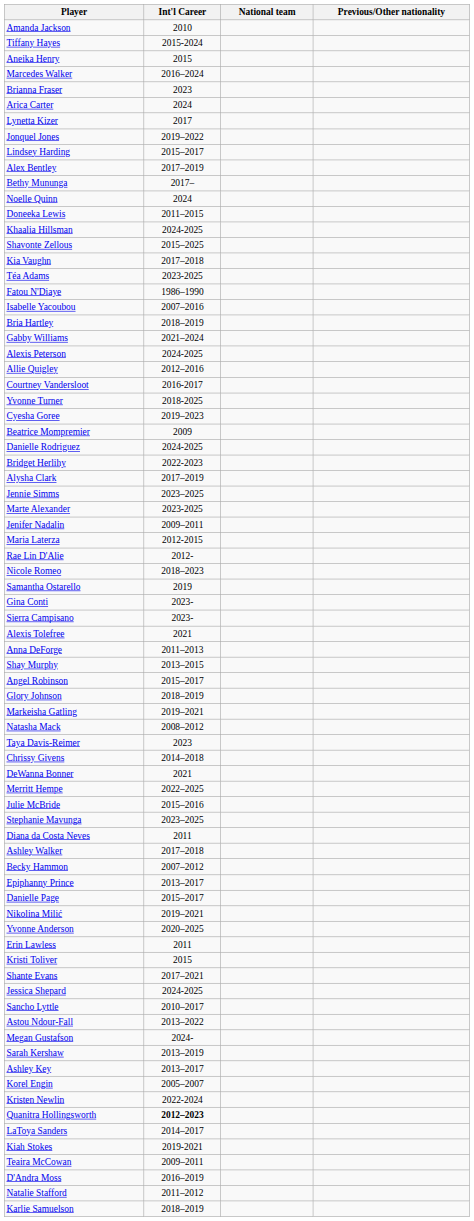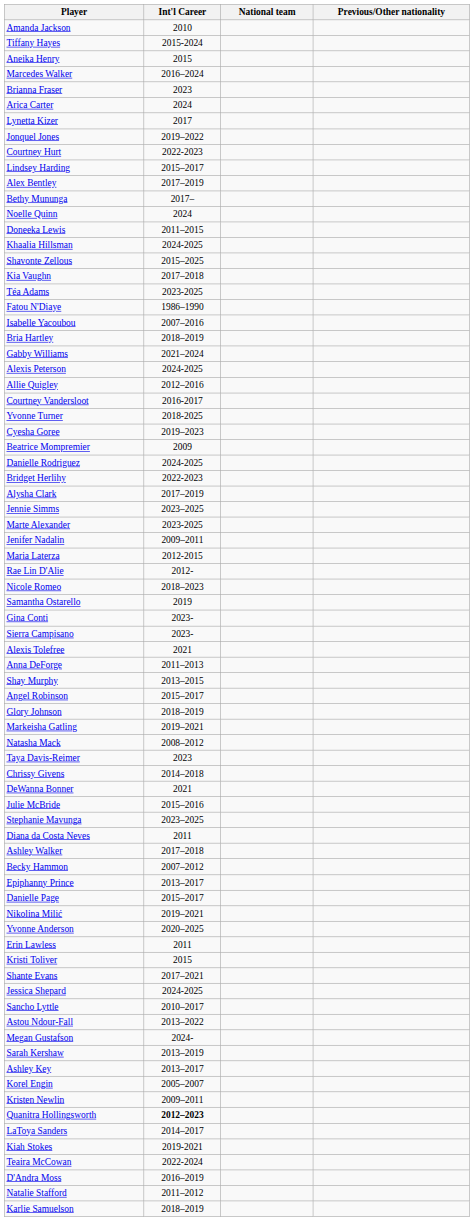+ row: (34, 152)
- row: (35, 789)
(182, 1100) 2022-2024 -> (182, 1100) 2009–2011
(182, 1162) 2009–2011 -> (182, 1162) 2022-2024
